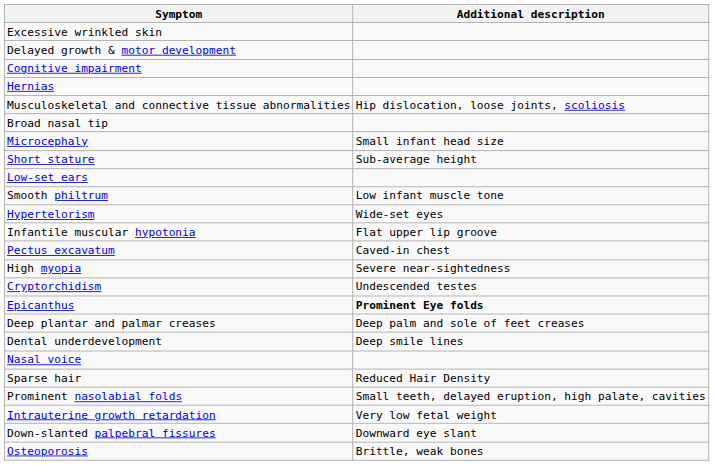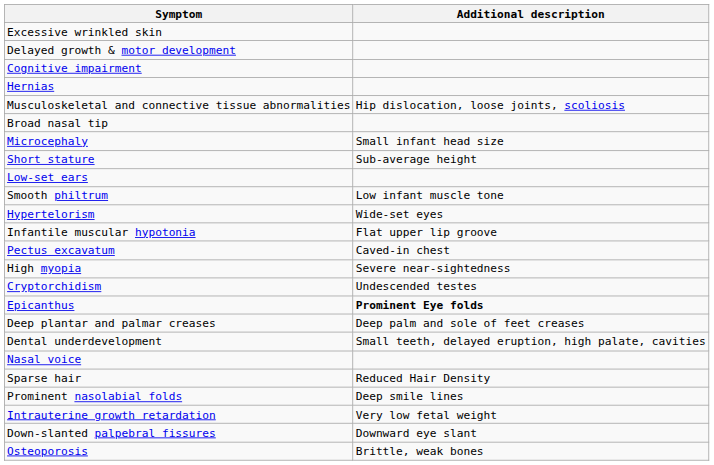(410, 342) Deep smile lines -> (531, 342) Small teeth, delayed eruption, high palate, cavities
(531, 396) Small teeth, delayed eruption, high palate, cavities -> (410, 396) Deep smile lines
